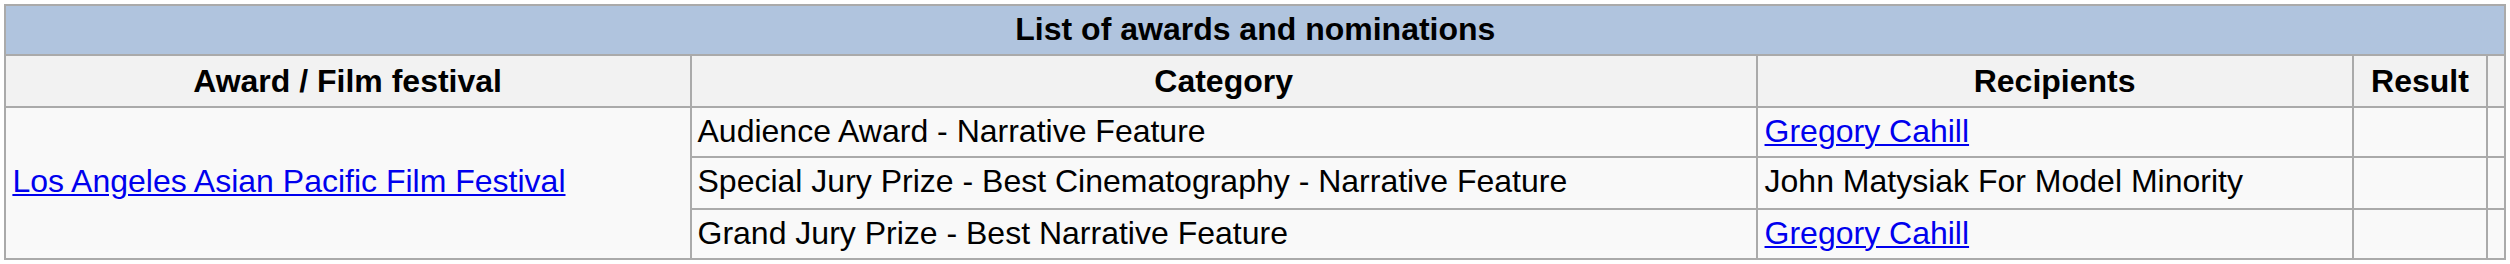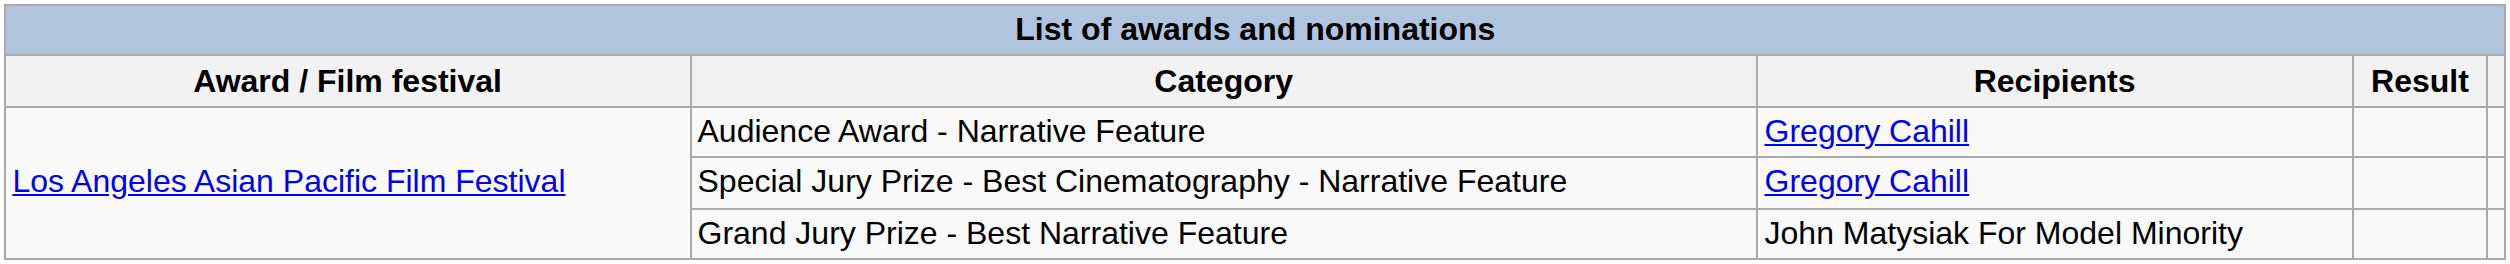(2004, 182) John Matysiak For Model Minority -> (1867, 182) Gregory Cahill
(1867, 232) Gregory Cahill -> (2004, 232) John Matysiak For Model Minority
